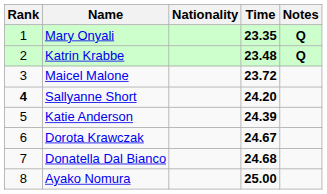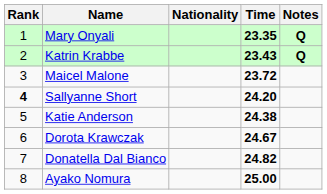(261, 55) 23.48 -> (261, 55) 23.43
(261, 117) 24.39 -> (261, 117) 24.38
(261, 158) 24.68 -> (261, 158) 24.82
